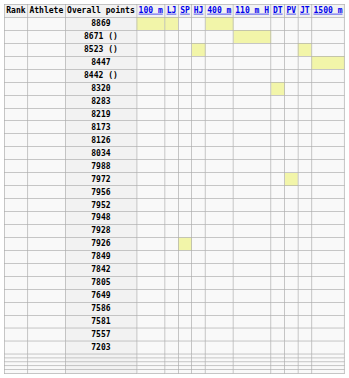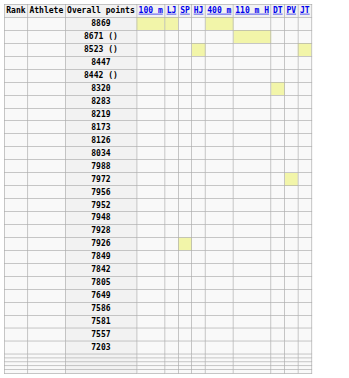- column: (328, 11)
